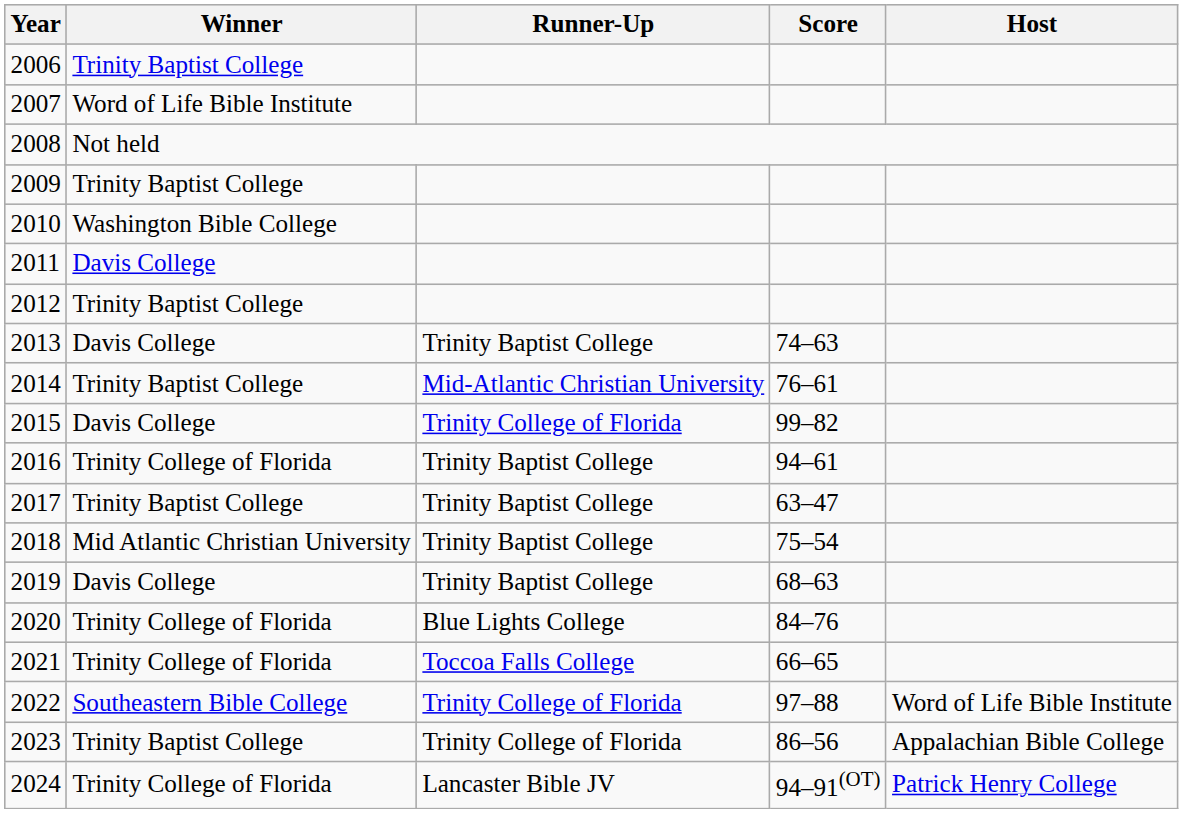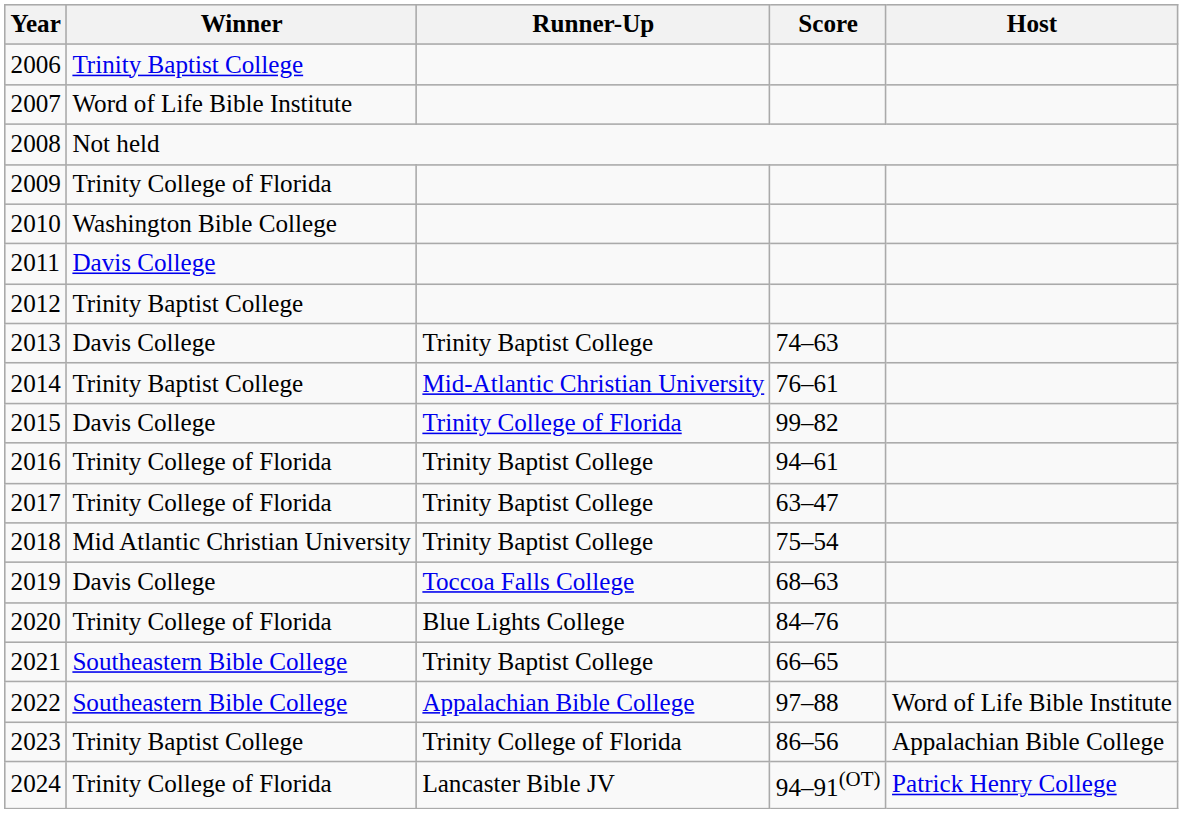(188, 183) Trinity Baptist College -> (202, 183) Trinity College of Florida
(188, 502) Trinity Baptist College -> (202, 502) Trinity College of Florida
(538, 582) Trinity Baptist College -> (528, 582) Toccoa Falls College
(202, 661) Trinity College of Florida -> (210, 661) Southeastern Bible College
(528, 661) Toccoa Falls College -> (538, 661) Trinity Baptist College
(552, 701) Trinity College of Florida -> (558, 701) Appalachian Bible College
